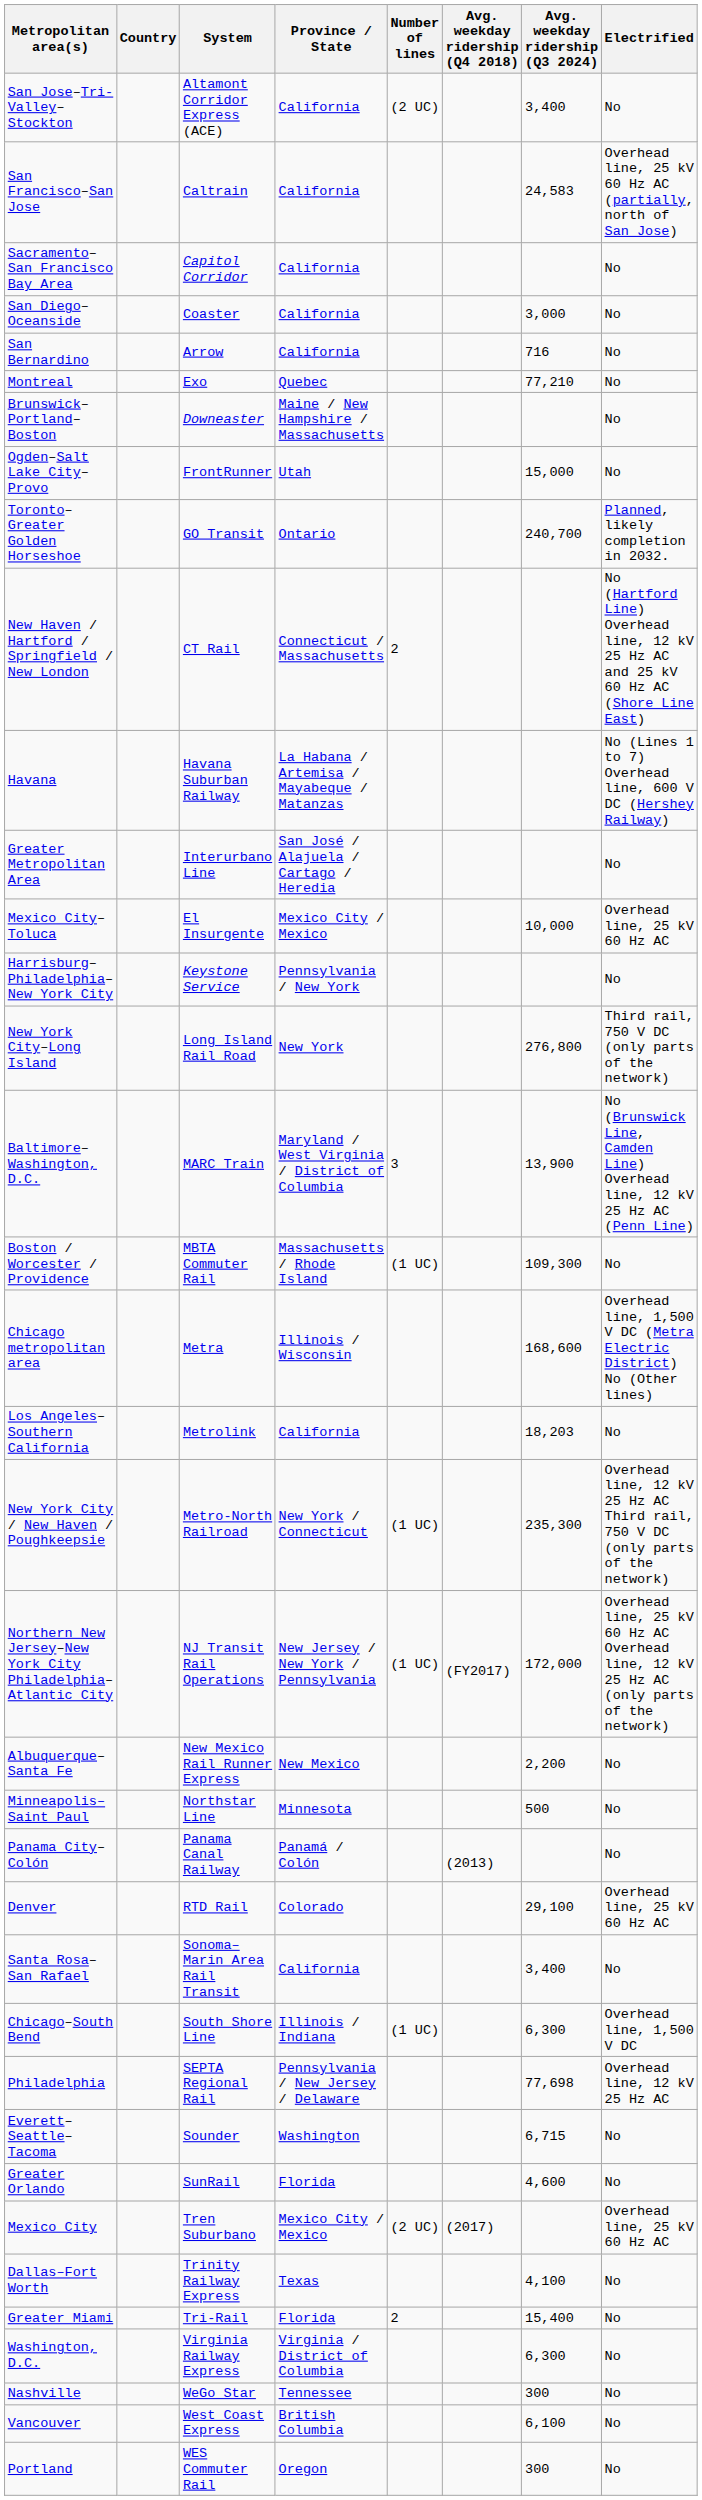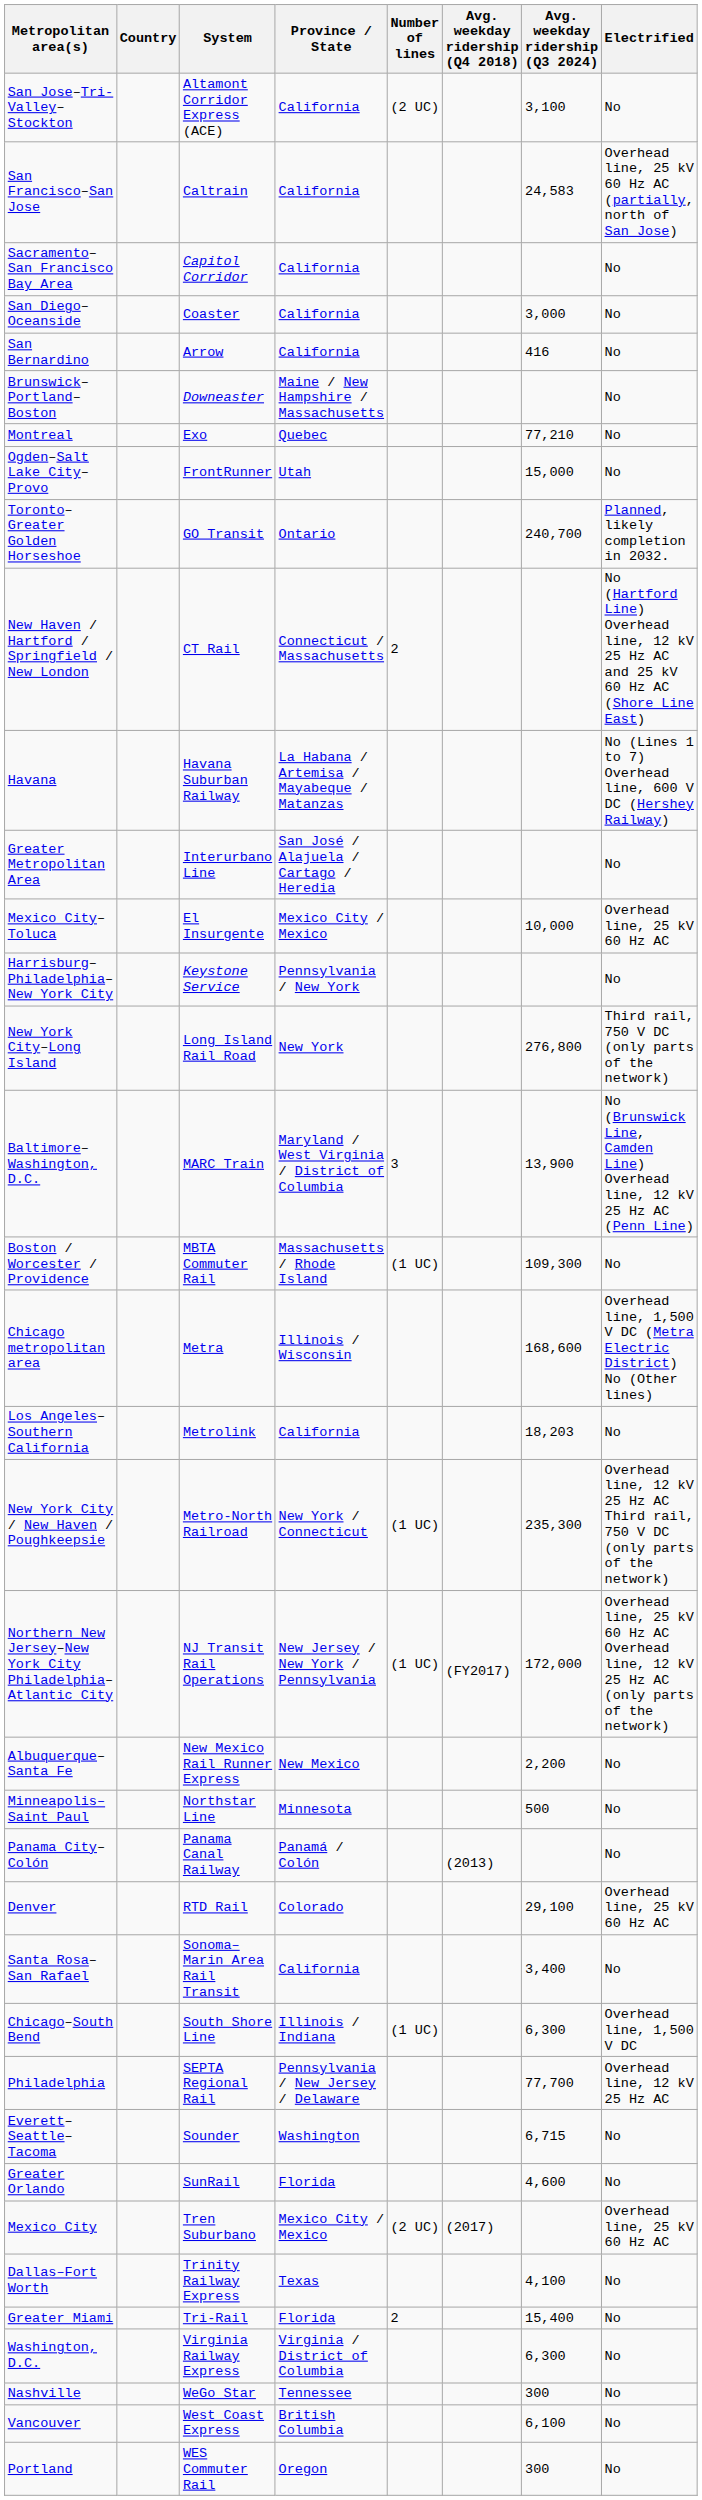(545, 108) 3,400 -> (545, 108) 3,100
(537, 352) 716 -> (537, 352) 416
rows swapped: (48, 419) <-> (40, 382)
(549, 2083) 77,698 -> (549, 2083) 77,700
